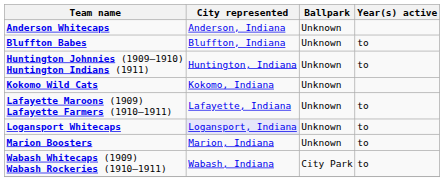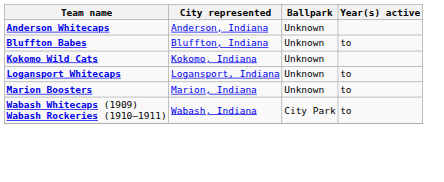- row: (95, 64)
- row: (89, 106)
(243, 127) lavender background -> (225, 74) no background
